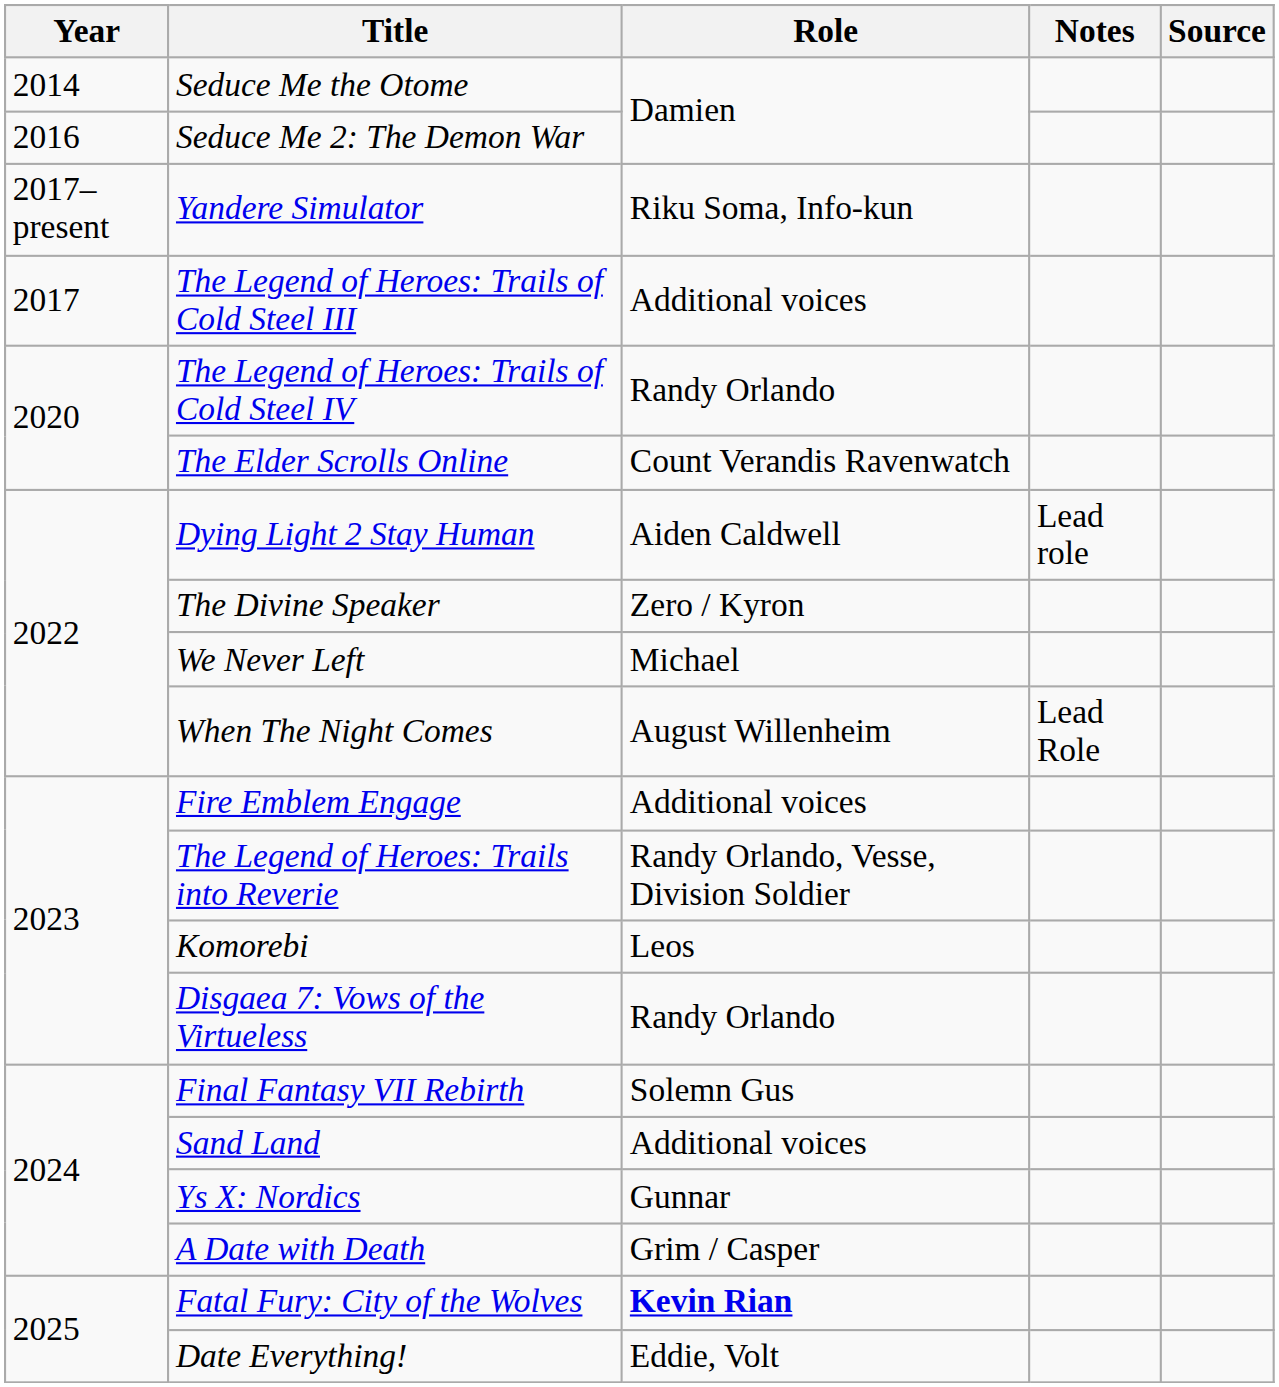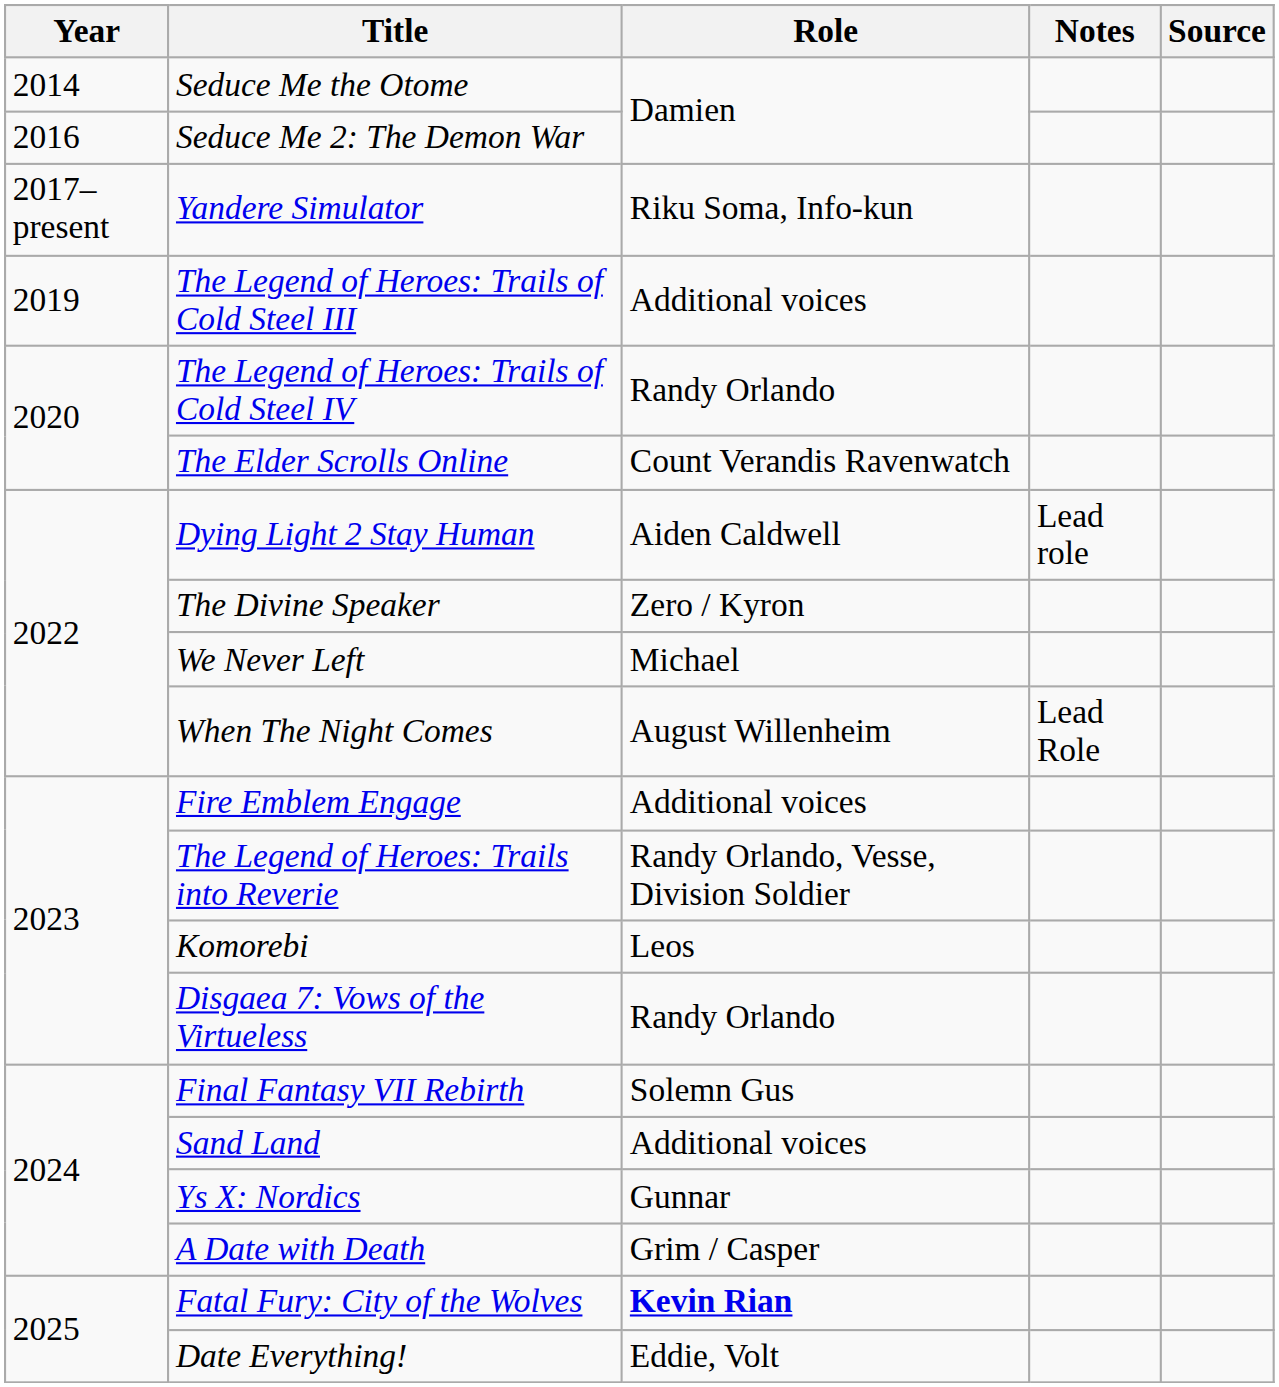(46, 299) 2017 -> (46, 299) 2019
